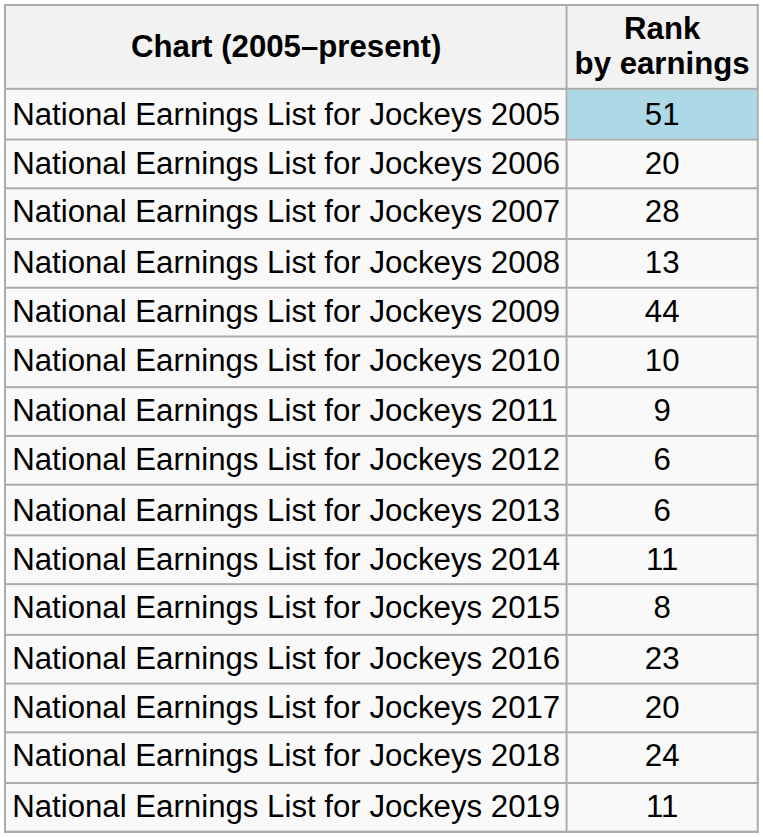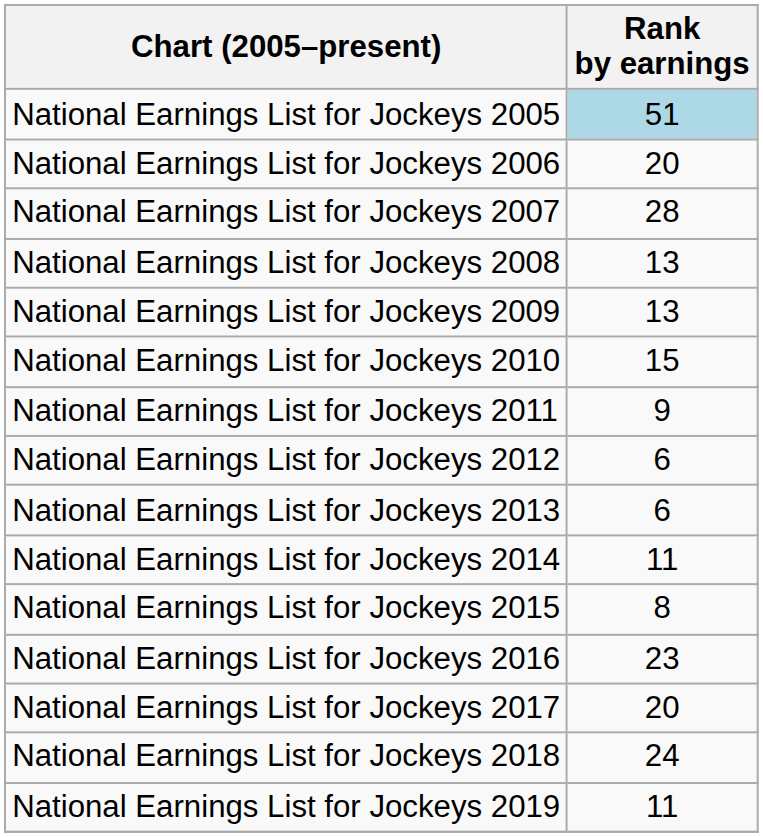(662, 311) 44 -> (662, 311) 13
(662, 361) 10 -> (662, 361) 15
